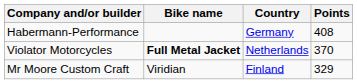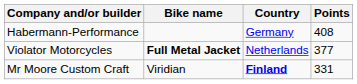(324, 50) 370 -> (324, 50) 377
(265, 69) normal -> (266, 69) bold
(324, 69) 329 -> (324, 69) 331
